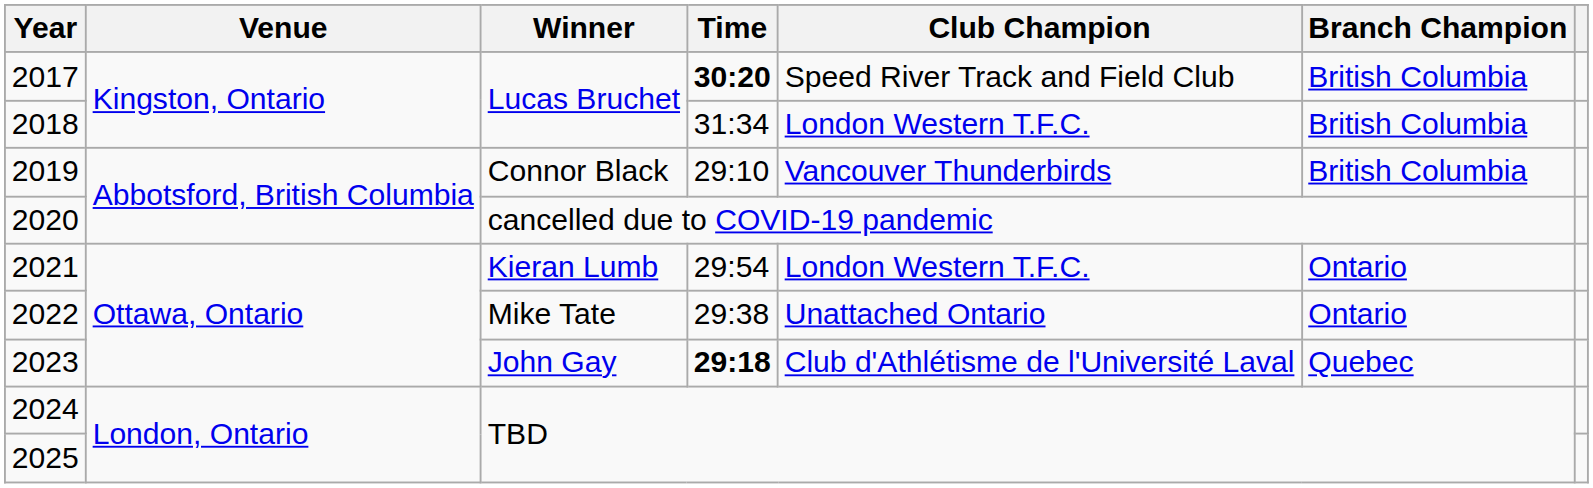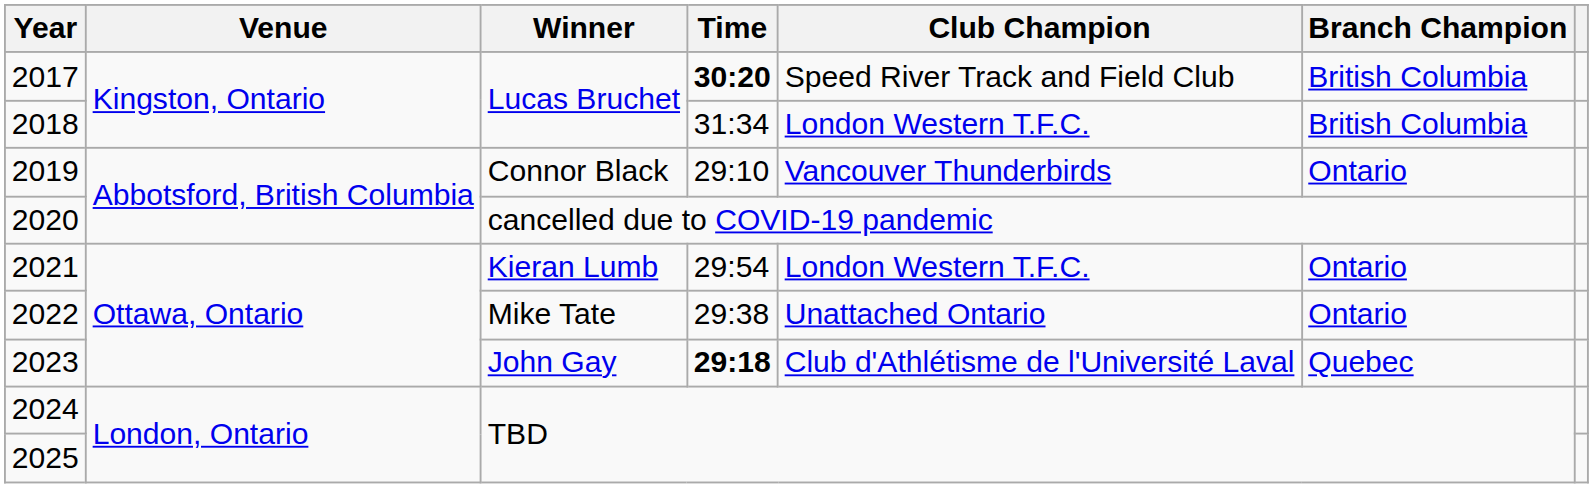(1418, 171) British Columbia -> (1358, 171) Ontario
